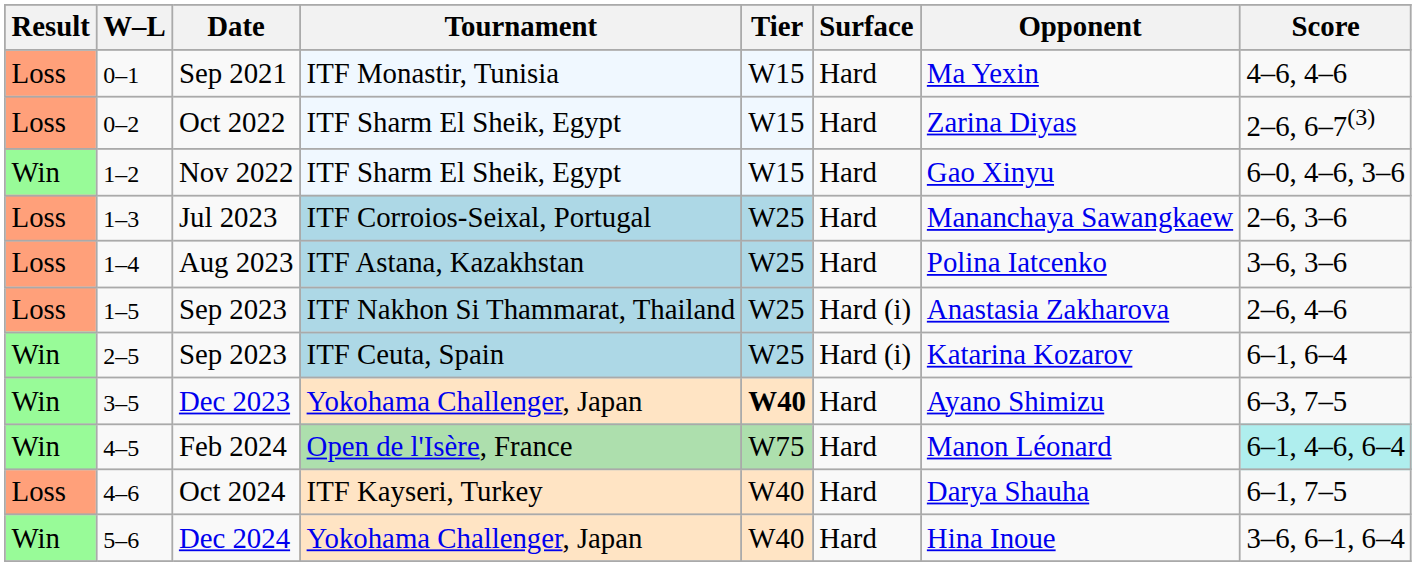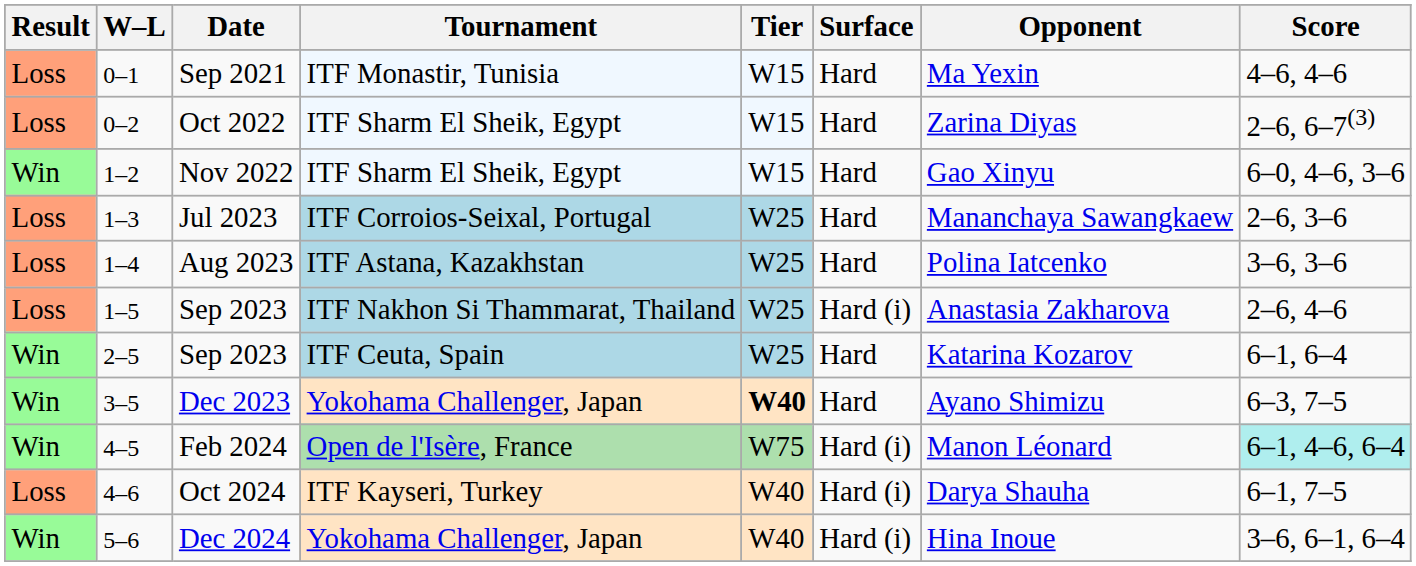(865, 354) Hard (i) -> (848, 354) Hard
(848, 446) Hard -> (865, 446) Hard (i)
(848, 491) Hard -> (865, 491) Hard (i)
(848, 537) Hard -> (865, 537) Hard (i)
